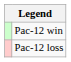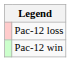rows swapped: (39, 31) <-> (39, 48)
